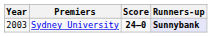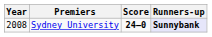(17, 25) 2003 -> (17, 25) 2008
